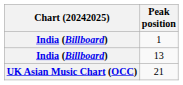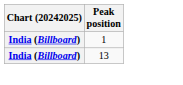- row: (159, 71)
